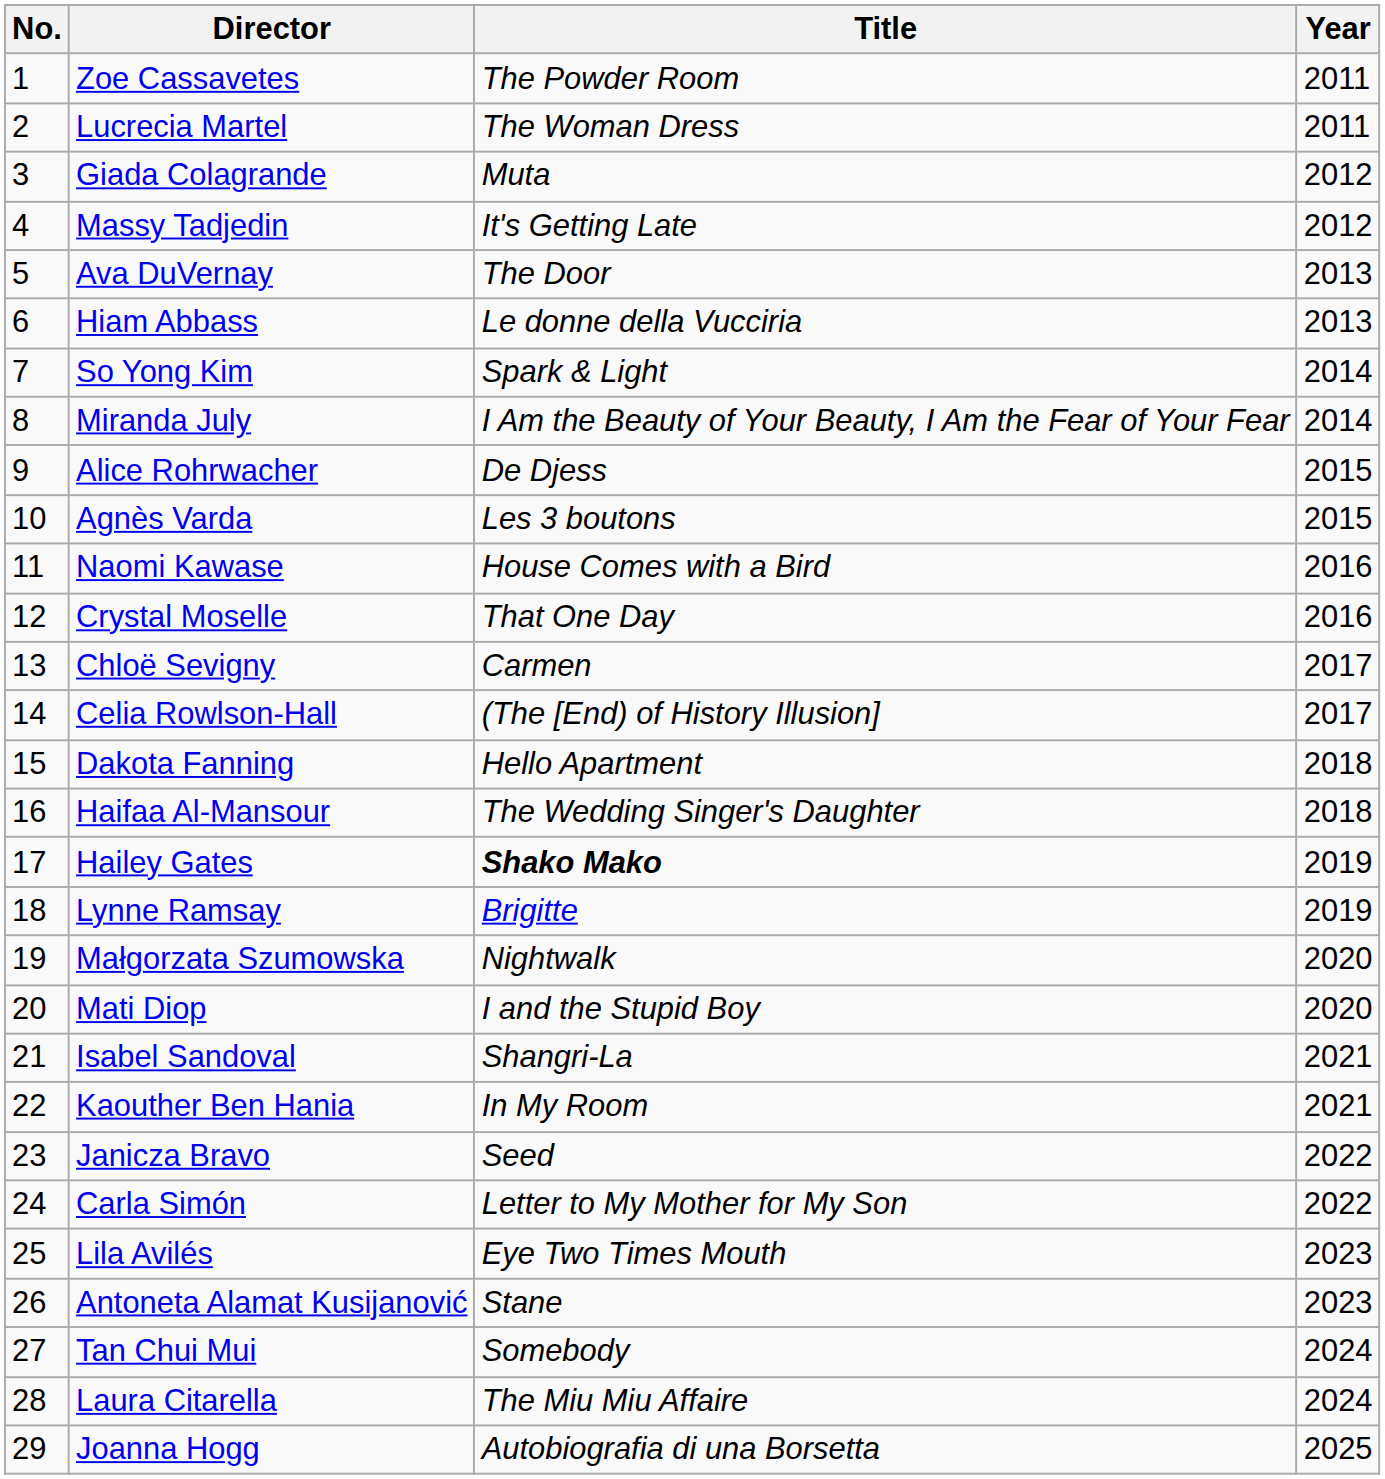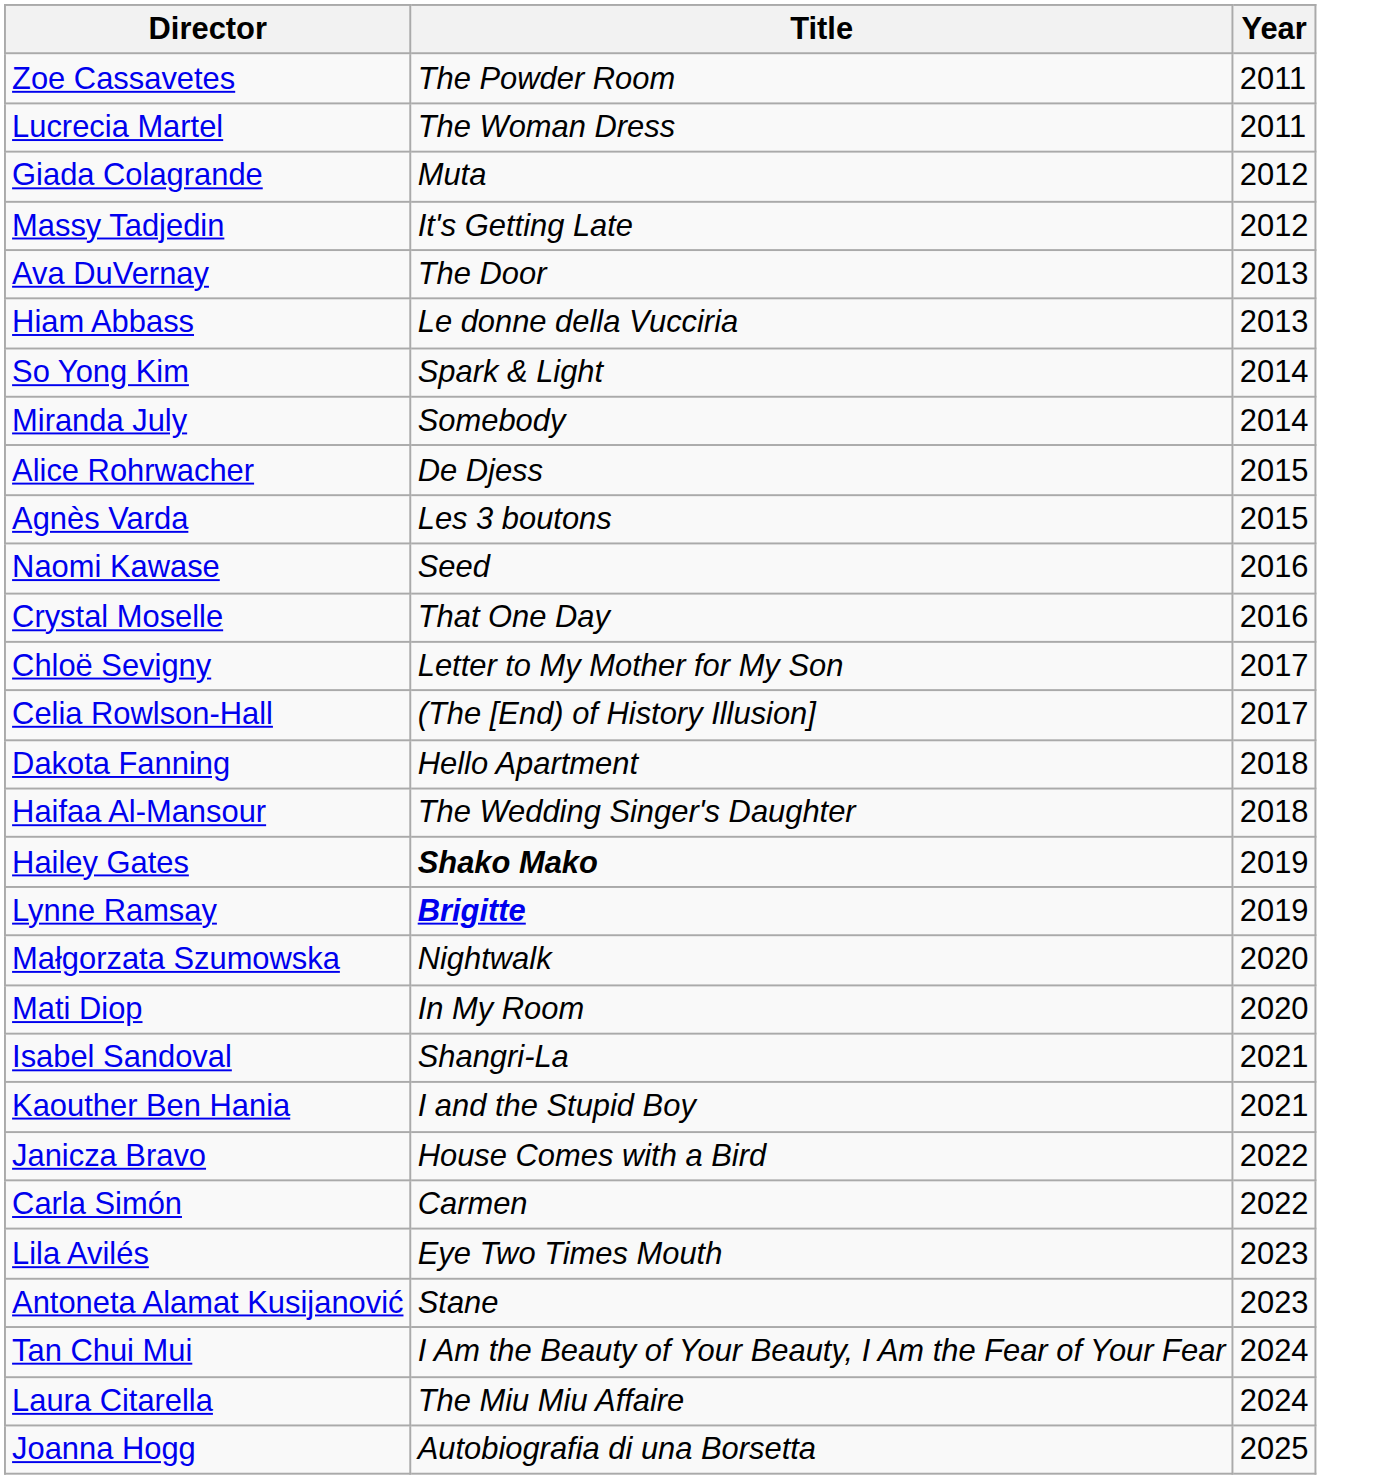- column: (37, 28)
(886, 420) I Am the Beauty of Your Beauty, I Am the Fear of Your Fear -> (492, 420) Somebody
(656, 567) House Comes with a Bird -> (454, 567) Seed
(537, 665) Carmen -> (631, 665) Letter to My Mother for My Son
(530, 910) normal -> (472, 910) bold
(621, 1008) I and the Stupid Boy -> (501, 1008) In My Room
(565, 1106) In My Room -> (557, 1106) I and the Stupid Boy
(518, 1155) Seed -> (592, 1155) House Comes with a Bird
(695, 1204) Letter to My Mother for My Son -> (473, 1204) Carmen
(556, 1351) Somebody -> (822, 1351) I Am the Beauty of Your Beauty, I Am the Fear of Your Fear
